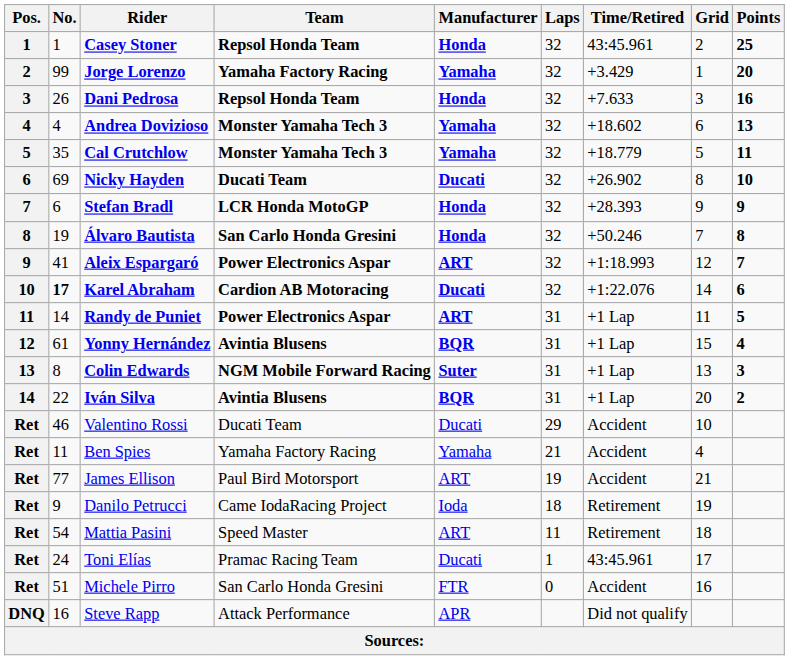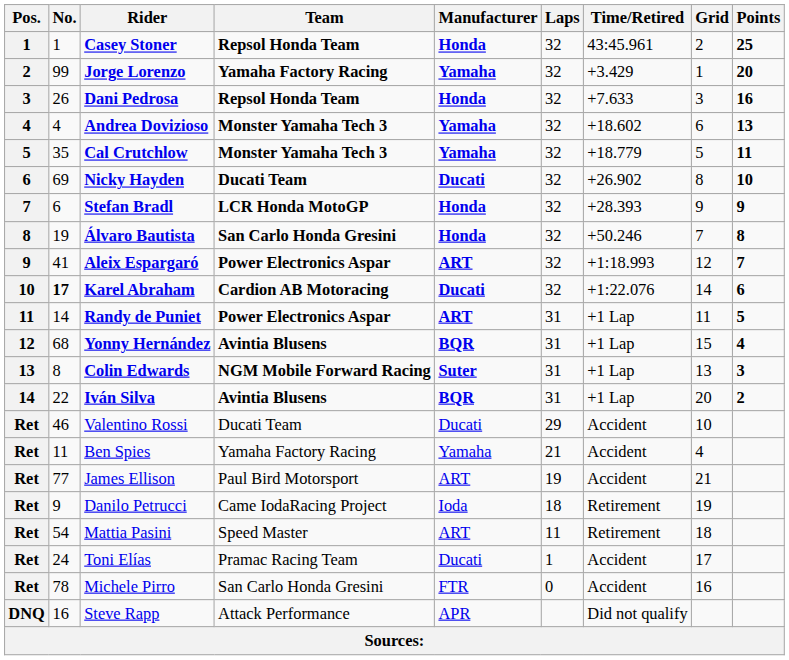(61, 343) 61 -> (61, 343) 68
(620, 559) 43:45.961 -> (617, 559) Accident
(61, 586) 51 -> (61, 586) 78
